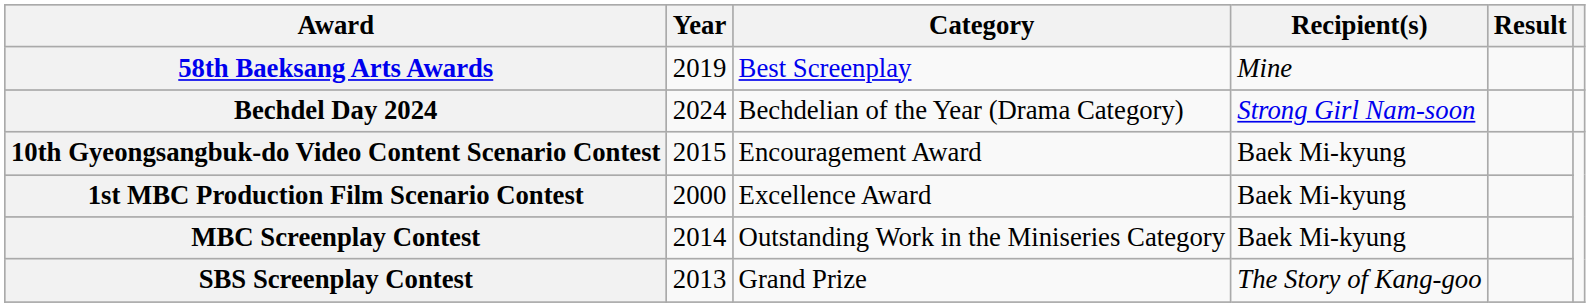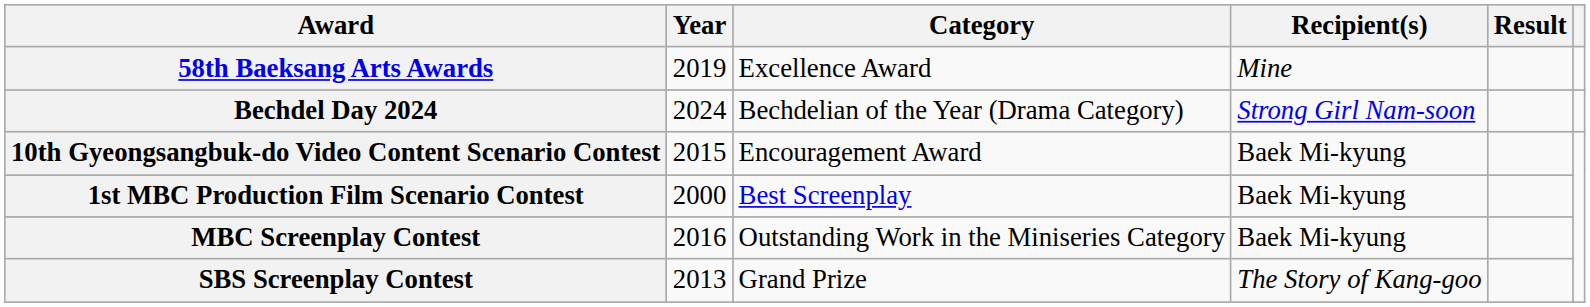(825, 68) Best Screenplay -> (835, 68) Excellence Award
(835, 195) Excellence Award -> (825, 195) Best Screenplay
(700, 237) 2014 -> (700, 237) 2016
